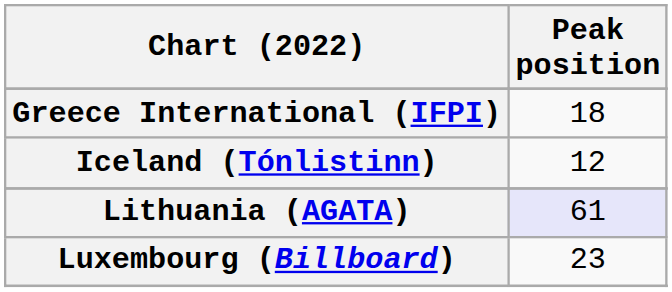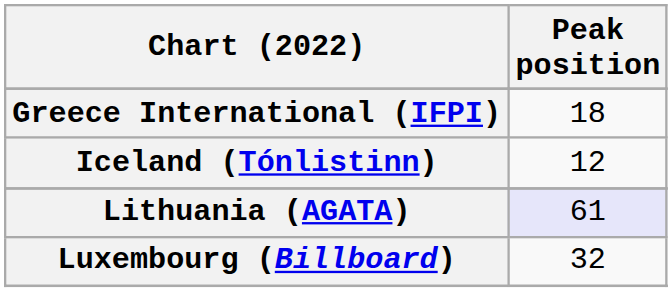(588, 261) 23 -> (588, 261) 32
